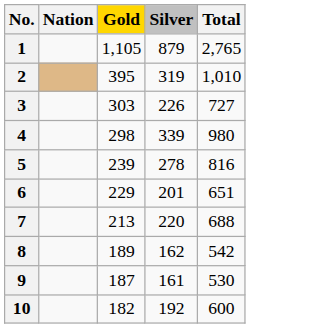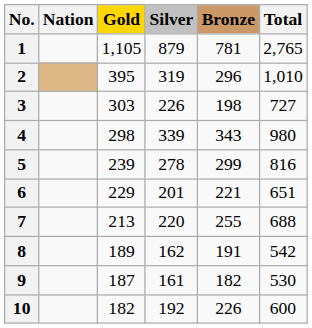+ column: (228, 19)
